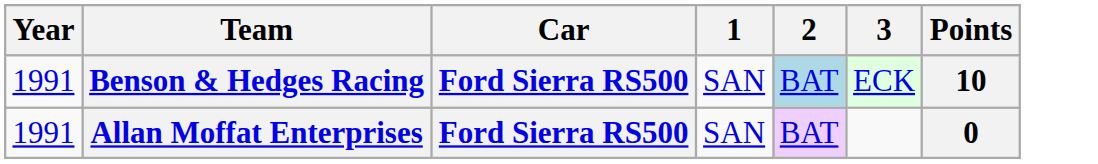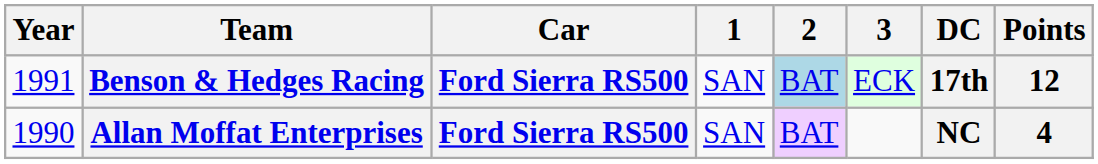+ column: (959, 29)
(971, 80) 10 -> (1044, 80) 12
(43, 131) 1991 -> (43, 131) 1990
(971, 131) 0 -> (1044, 131) 4
